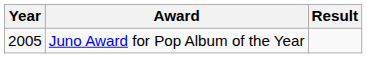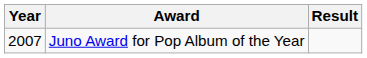(25, 40) 2005 -> (25, 40) 2007
